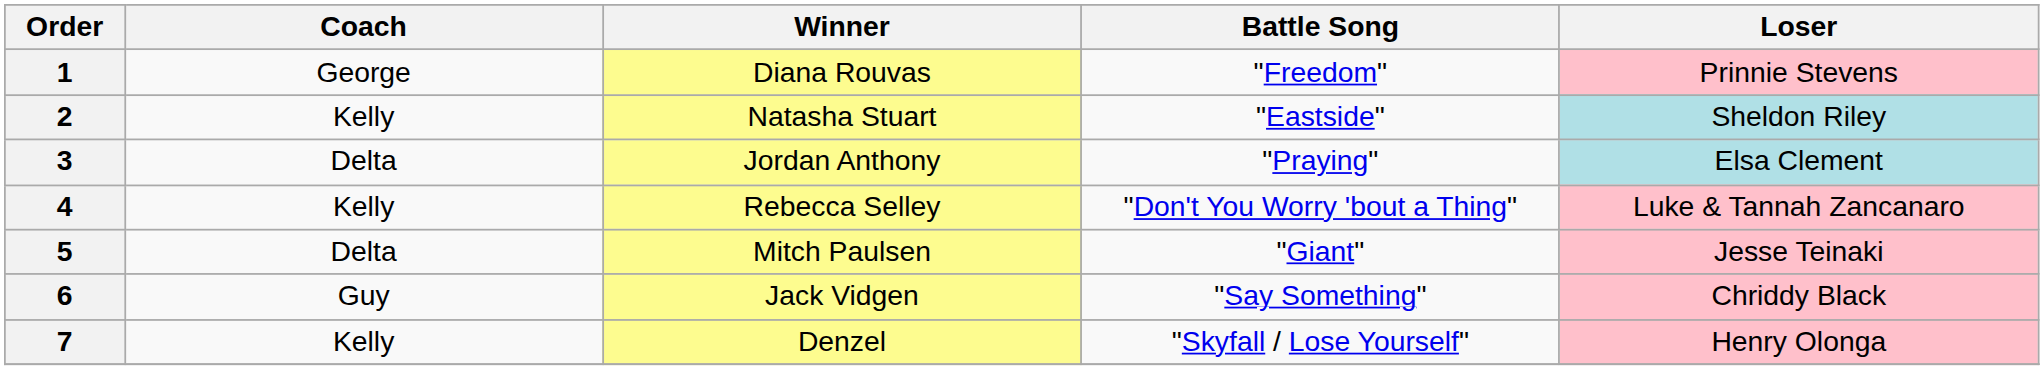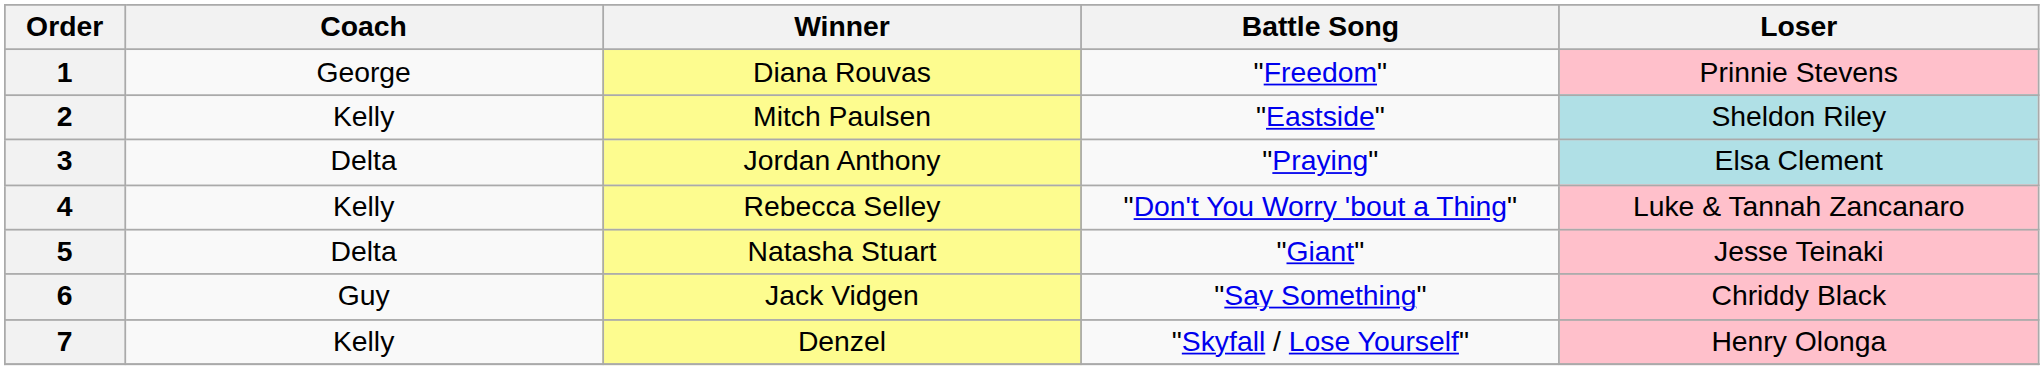(842, 116) Natasha Stuart -> (842, 116) Mitch Paulsen
(842, 251) Mitch Paulsen -> (842, 251) Natasha Stuart
